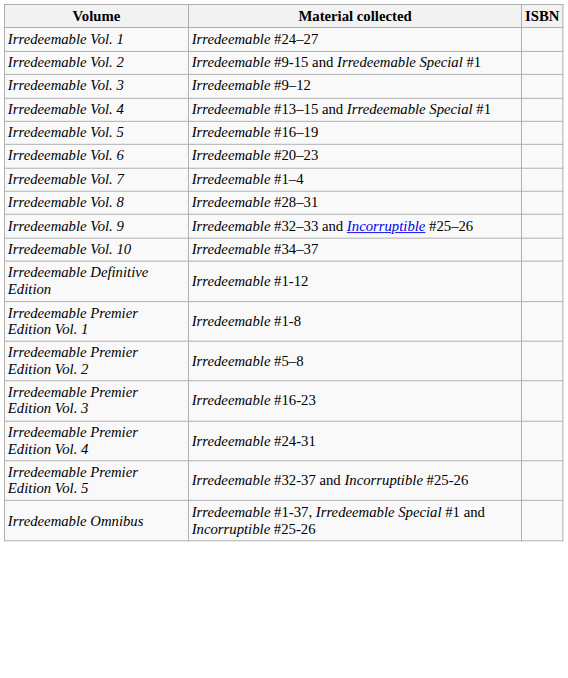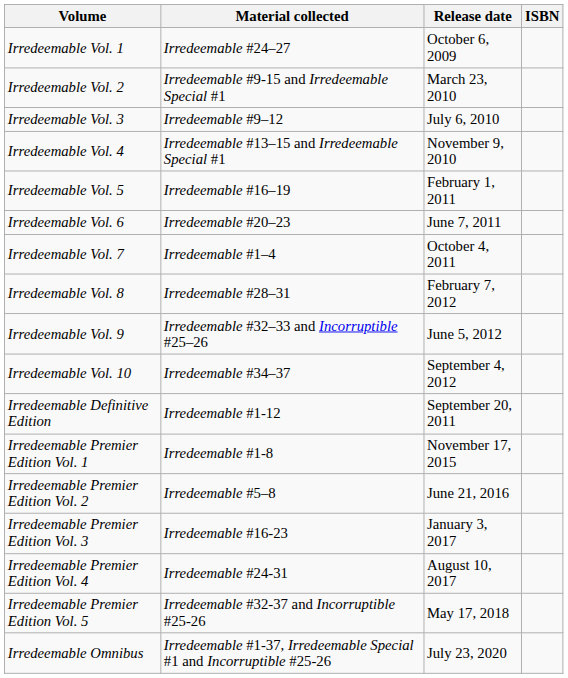+ column: (473, 16)
